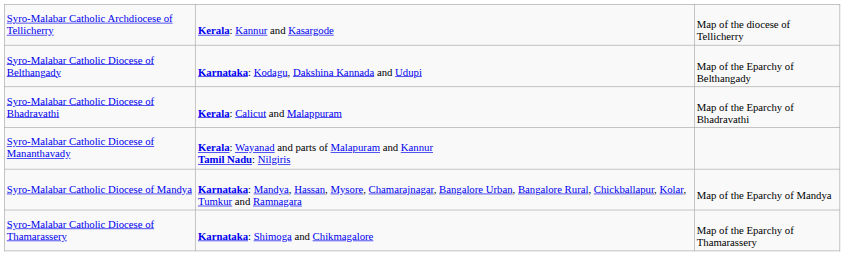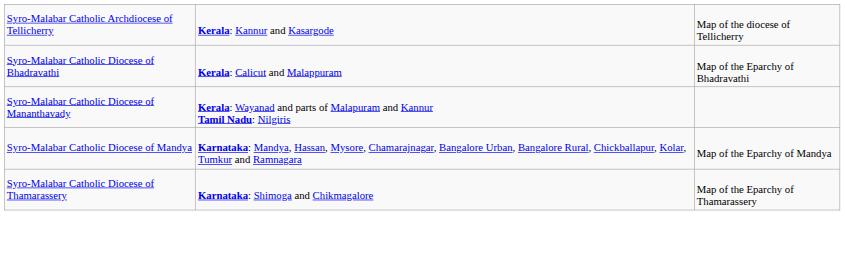- row: (80, 66)
